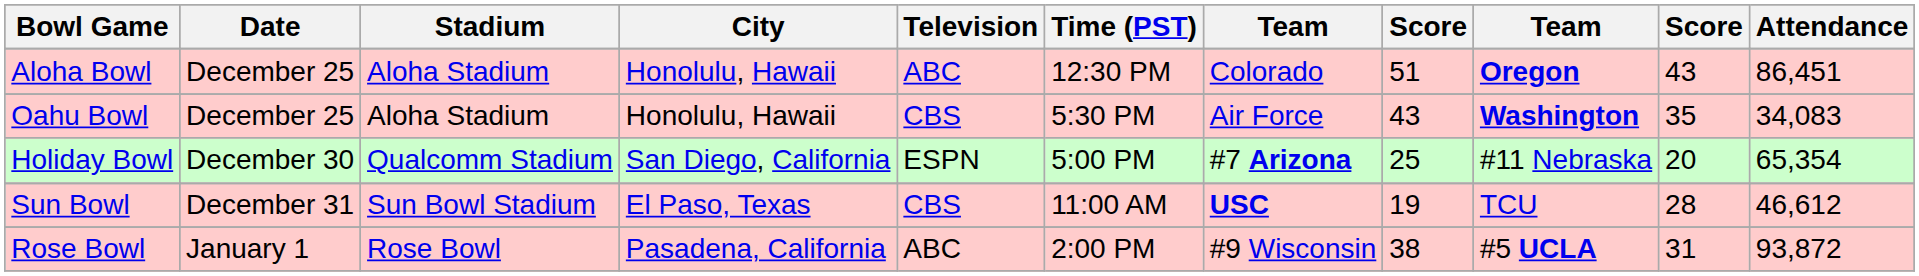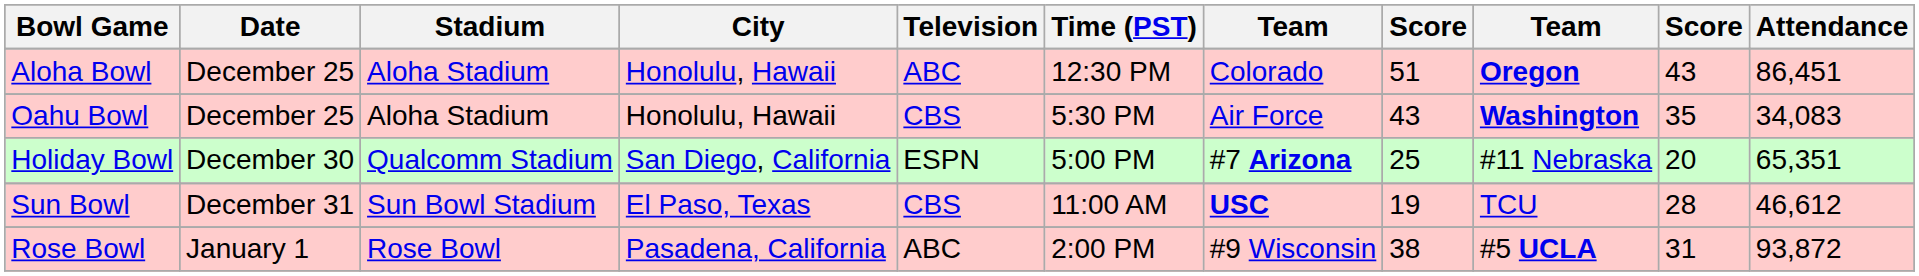(1799, 159) 65,354 -> (1799, 159) 65,351
